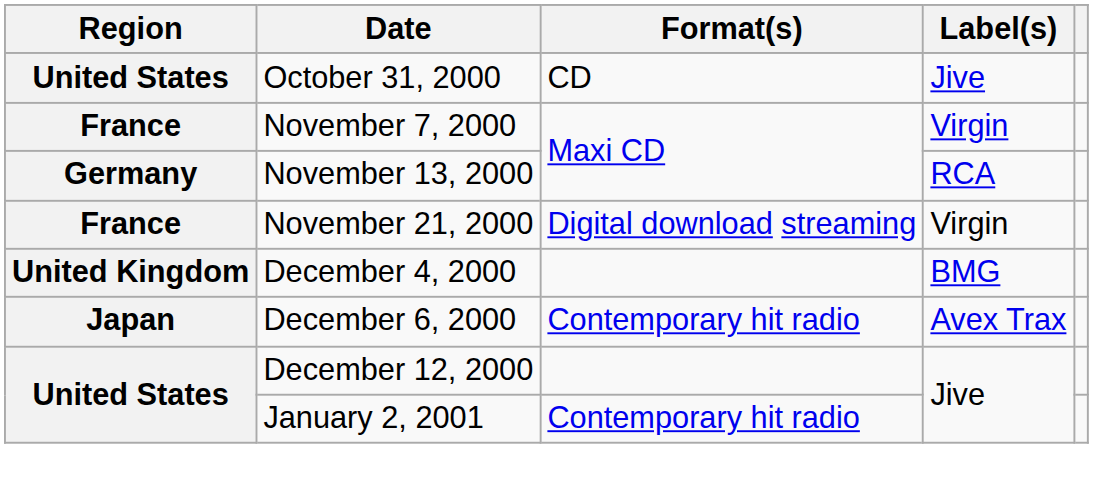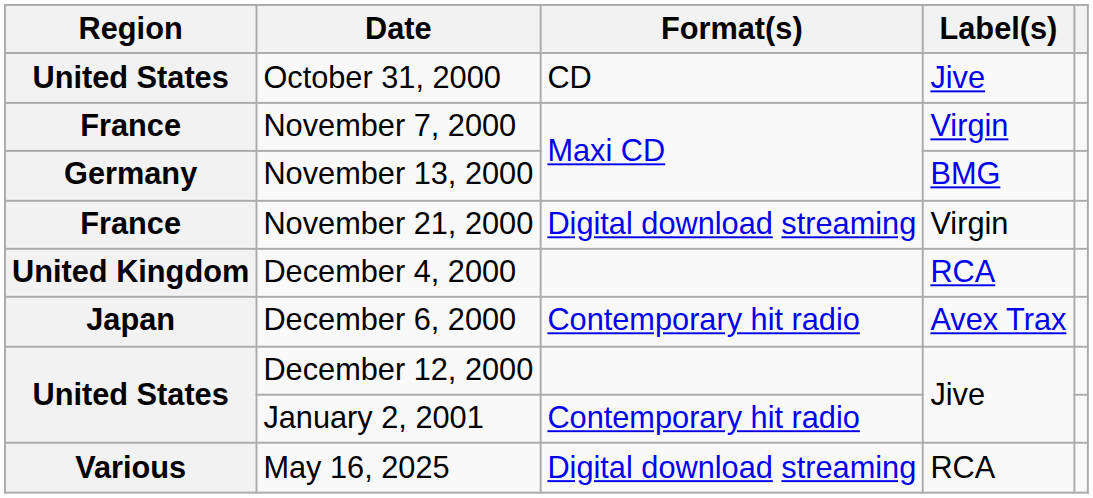(963, 175) RCA -> (965, 175) BMG
(965, 272) BMG -> (963, 272) RCA
+ row: (356, 467)
